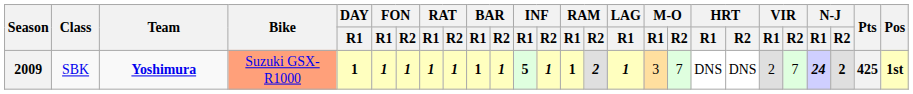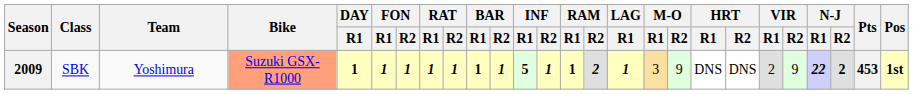(164, 69) bold -> (164, 69) normal
(679, 69) 7 -> (679, 69) 9
(795, 69) 7 -> (795, 69) 9
(819, 69) 24 -> (819, 69) 22
(867, 69) 425 -> (867, 69) 453
